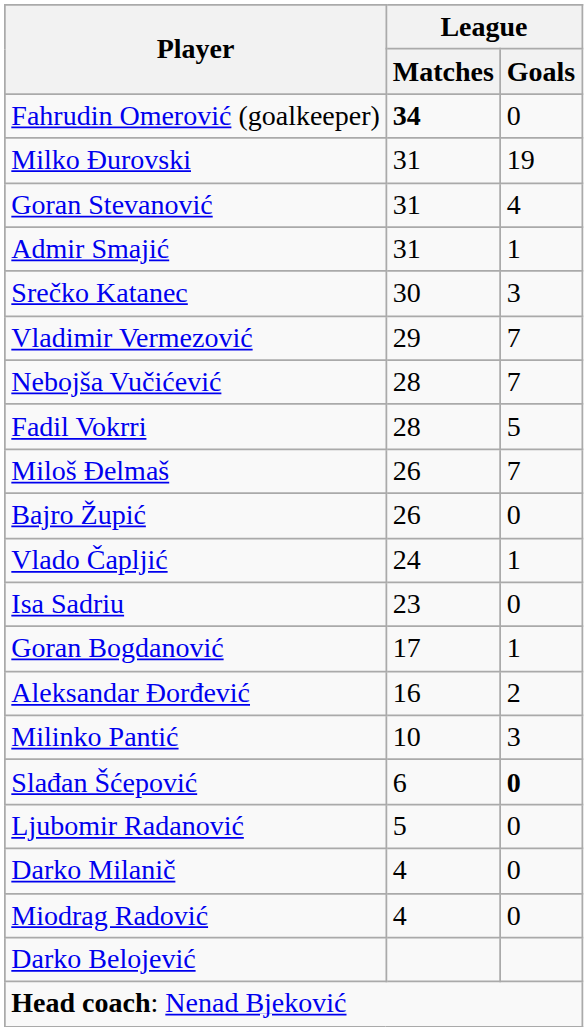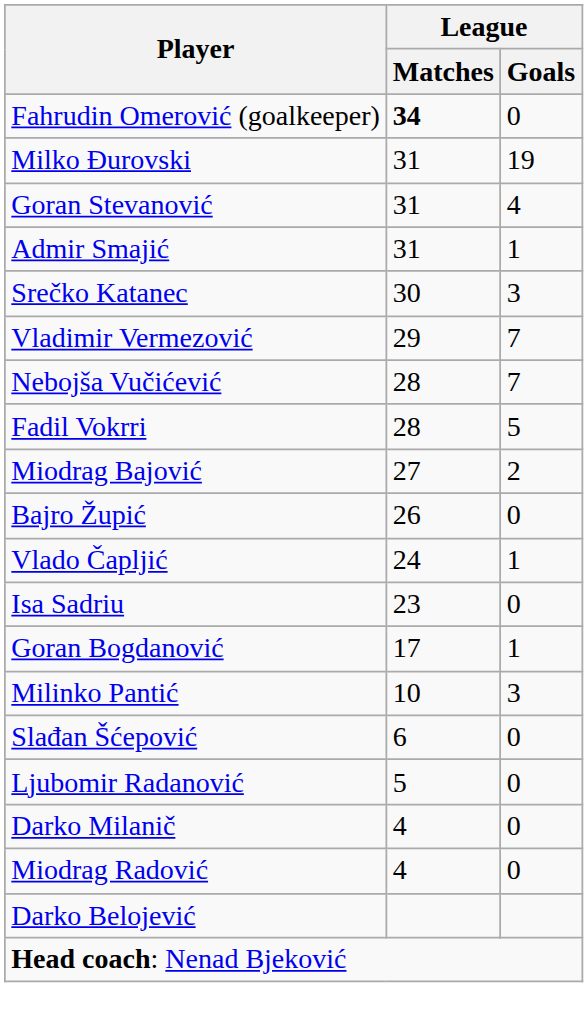+ row: (107, 470)
- row: (90, 470)
- row: (131, 692)
(514, 781) bold -> (514, 737) normal
